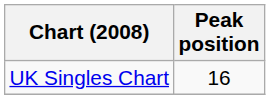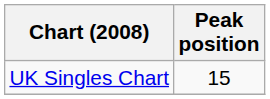(219, 77) 16 -> (219, 77) 15
